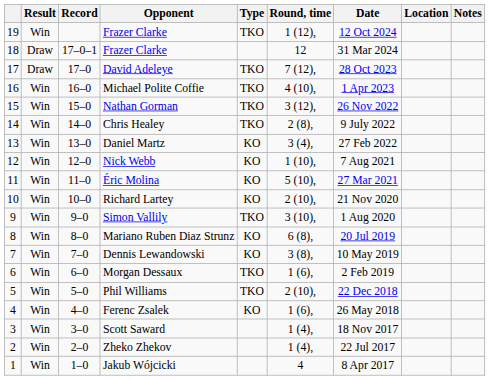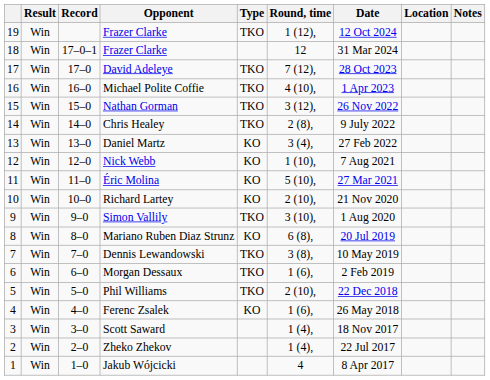(40, 50) Draw -> (40, 50) Win
(40, 69) Draw -> (40, 69) Win
(252, 254) KO -> (252, 254) TKO
